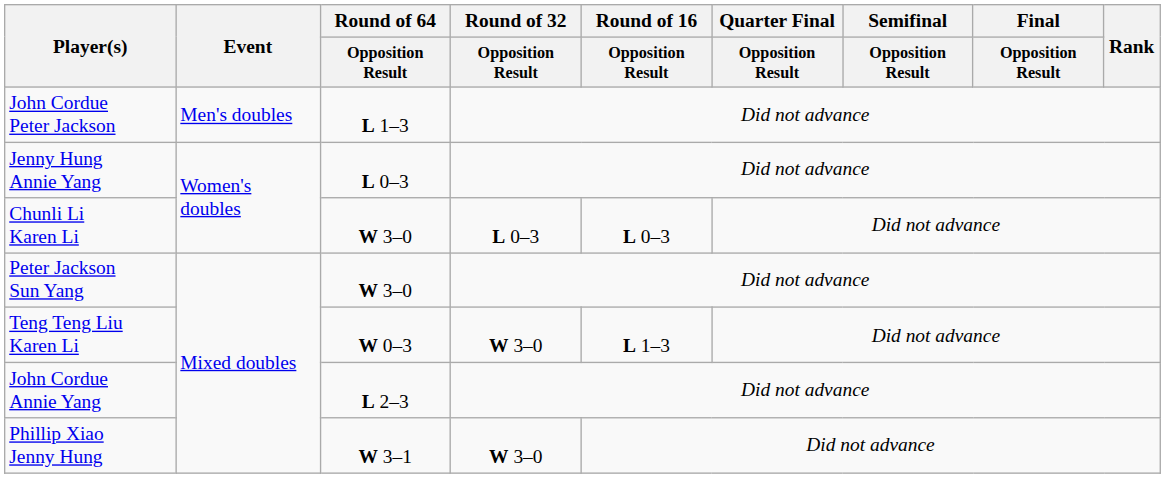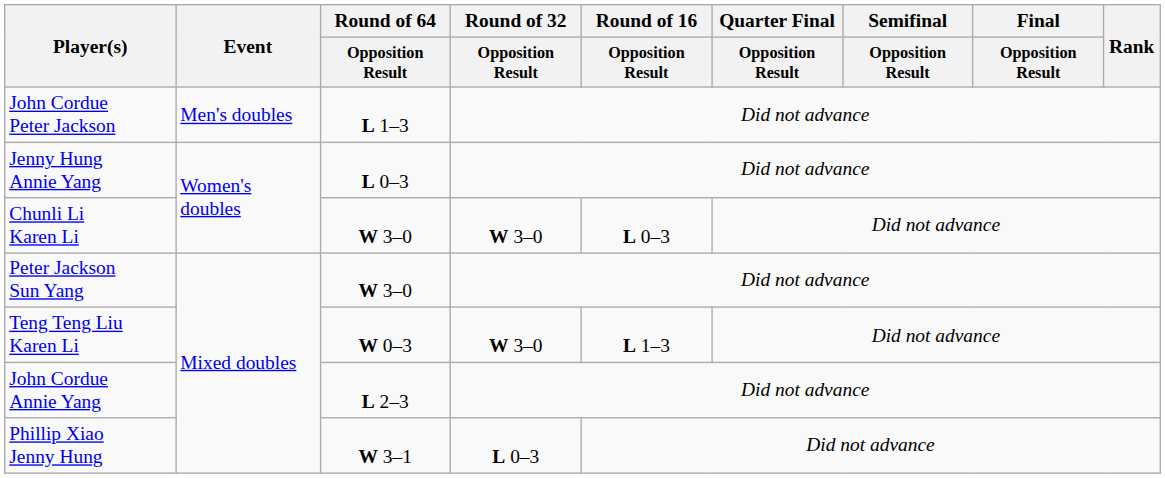(516, 236) L 0–3 -> (516, 236) W 3–0
(516, 456) W 3–0 -> (516, 456) L 0–3
